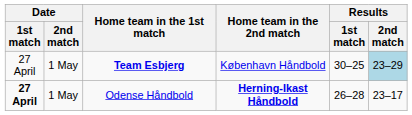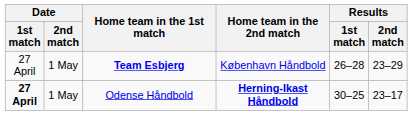(349, 65) 30–25 -> (349, 65) 26–28
(388, 65) lightblue background -> (388, 65) no background
(349, 95) 26–28 -> (349, 95) 30–25
